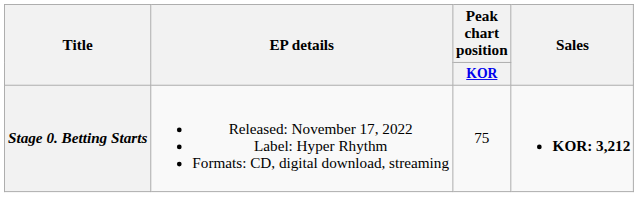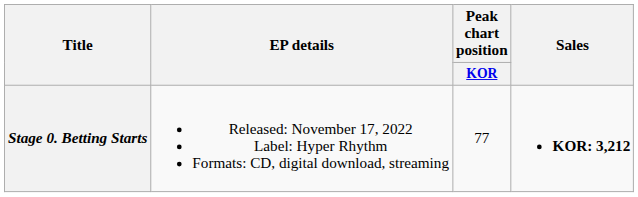(482, 138) 75 -> (482, 138) 77
